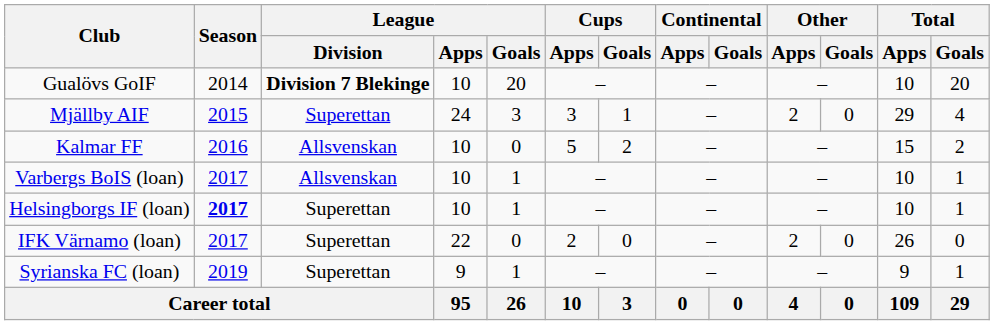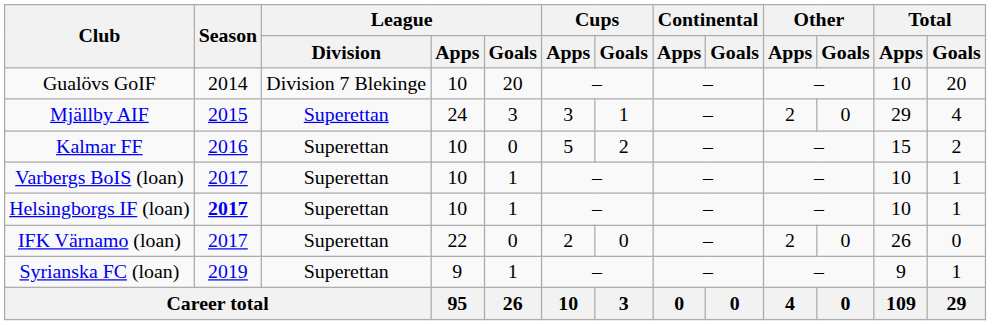(348, 83) bold -> (346, 83) normal
(348, 146) Allsvenskan -> (346, 146) Superettan
(348, 177) Allsvenskan -> (346, 177) Superettan
